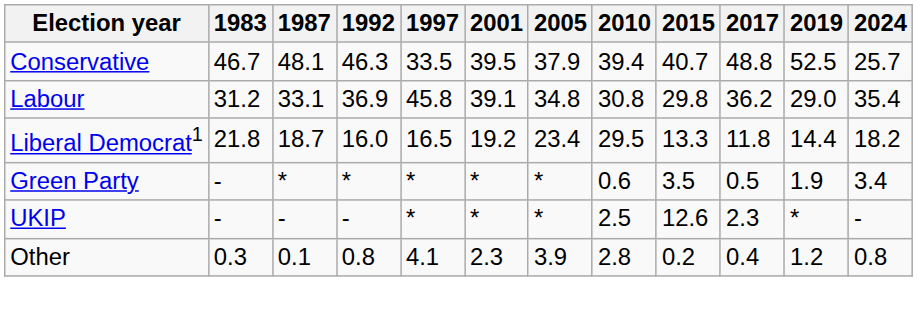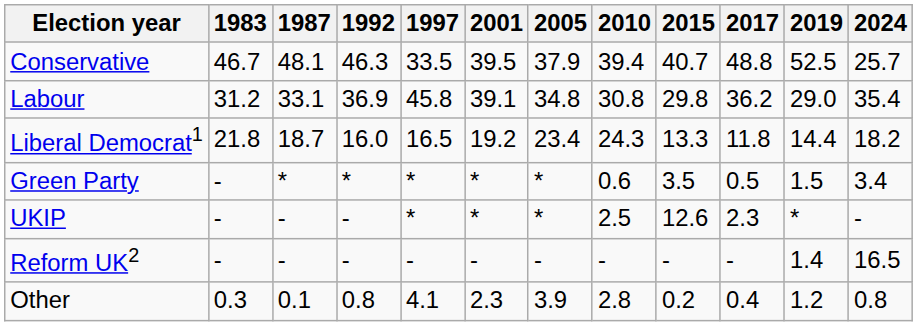(621, 140) 29.5 -> (621, 140) 24.3
(807, 181) 1.9 -> (807, 181) 1.5
+ row: (75, 259)
